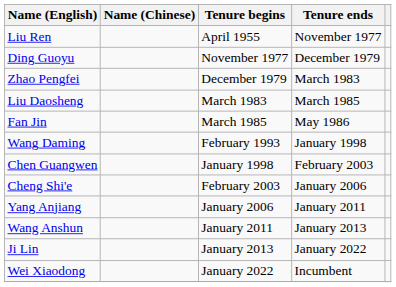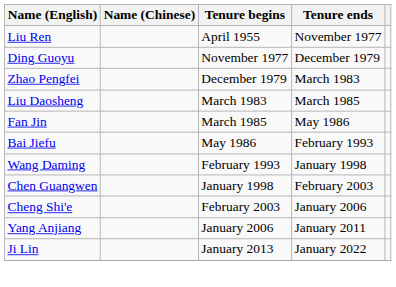+ row: (32, 143)
- row: (45, 228)
- row: (46, 270)
